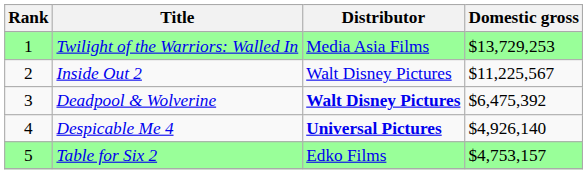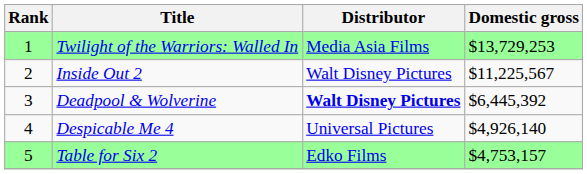(507, 100) $6,475,392 -> (507, 100) $6,445,392
(374, 127) bold -> (370, 127) normal
